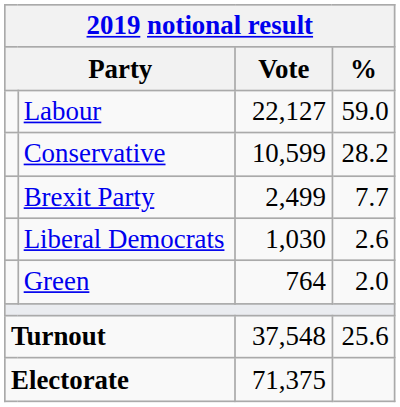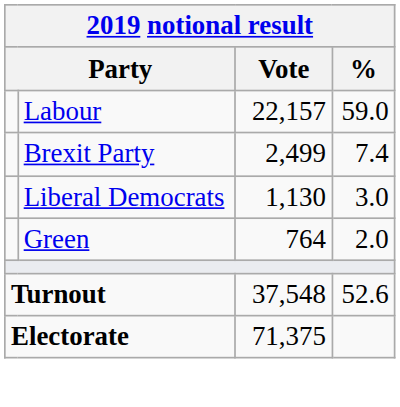(289, 111) 22,127 -> (289, 111) 22,157
- row: (95, 153)
(372, 196) 7.7 -> (372, 153) 7.4
(296, 238) 1,030 -> (296, 196) 1,130
(372, 238) 2.6 -> (372, 196) 3.0
(365, 336) 25.6 -> (365, 293) 52.6
